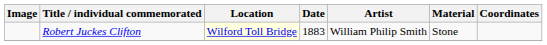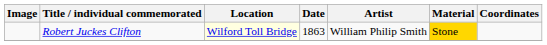(314, 31) 1883 -> (314, 31) 1863
(445, 31) no background -> (445, 31) gold background
